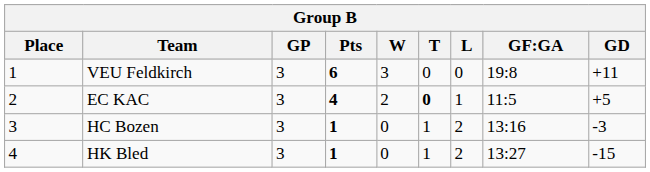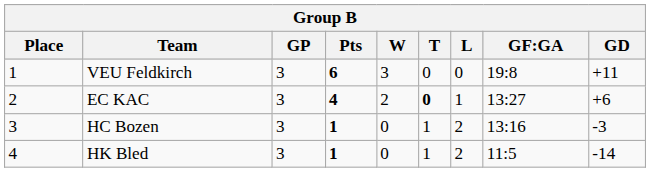(502, 99) 11:5 -> (506, 99) 13:27
(601, 99) +5 -> (601, 99) +6
(506, 153) 13:27 -> (502, 153) 11:5
(604, 153) -15 -> (604, 153) -14
